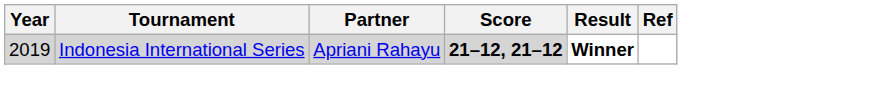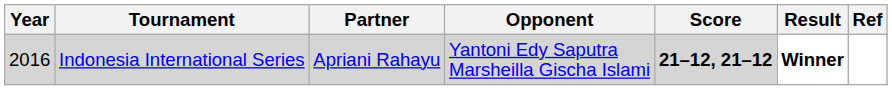+ column: (550, 20)
(30, 49) 2019 -> (30, 59) 2016
